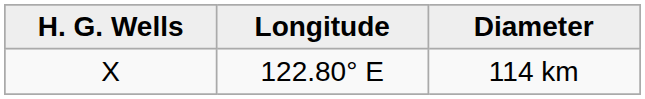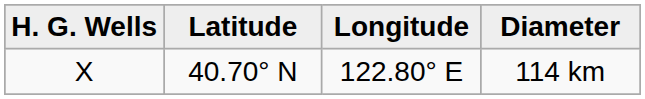+ column: (243, 26)
